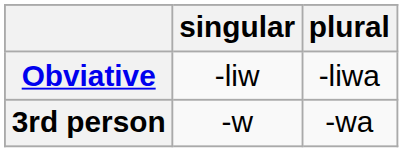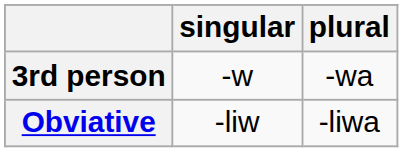rows swapped: (89, 122) <-> (89, 75)
